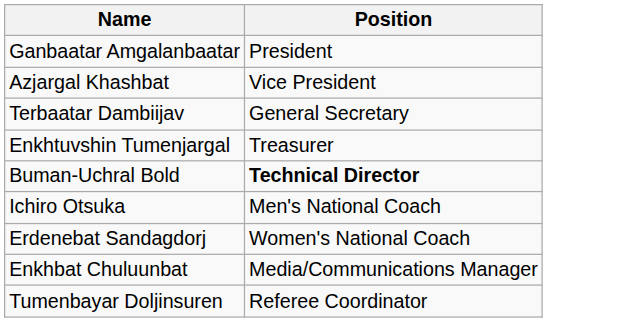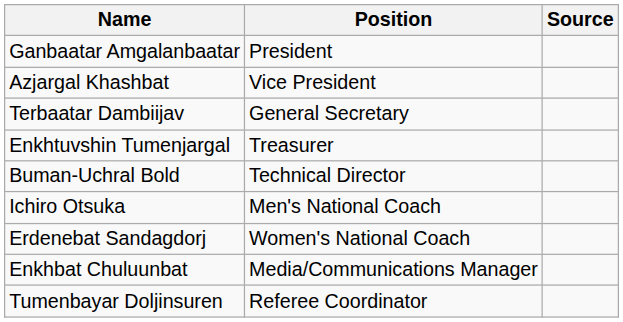+ column: (580, 20)
(334, 176) bold -> (327, 176) normal
